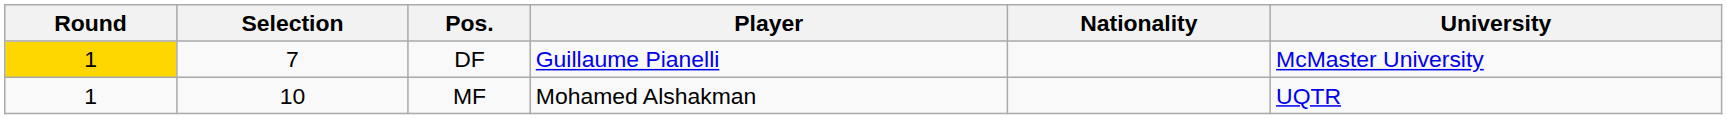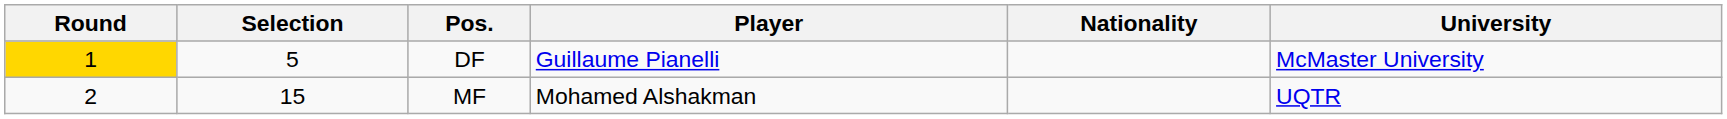(292, 59) 7 -> (292, 59) 5
(91, 96) 1 -> (91, 96) 2
(293, 96) 10 -> (293, 96) 15
